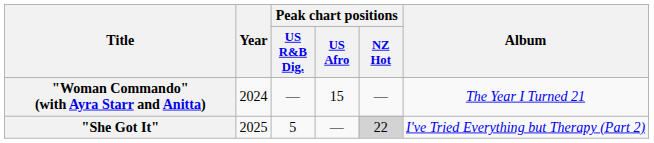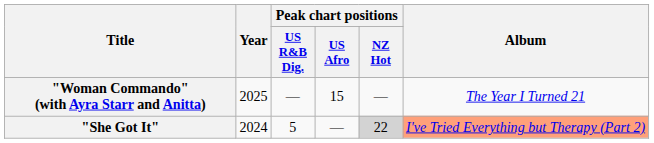(254, 96) 2024 -> (254, 96) 2025
(254, 126) 2025 -> (254, 126) 2024
(526, 126) no background -> (526, 126) lightsalmon background
